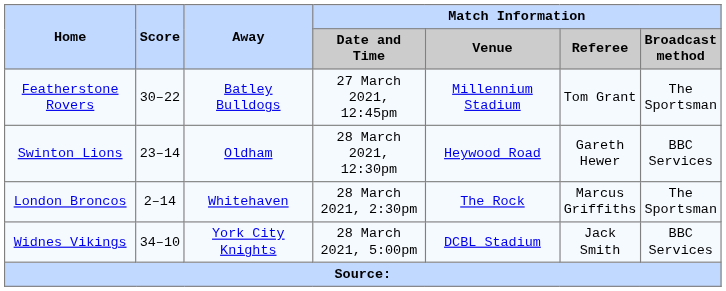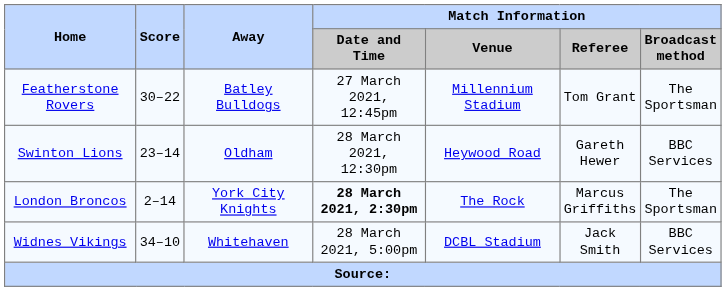(248, 202) Whitehaven -> (248, 202) York City Knights
(369, 202) normal -> (369, 202) bold
(248, 242) York City Knights -> (248, 242) Whitehaven
